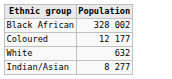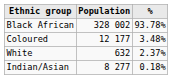+ column: (150, 12)
